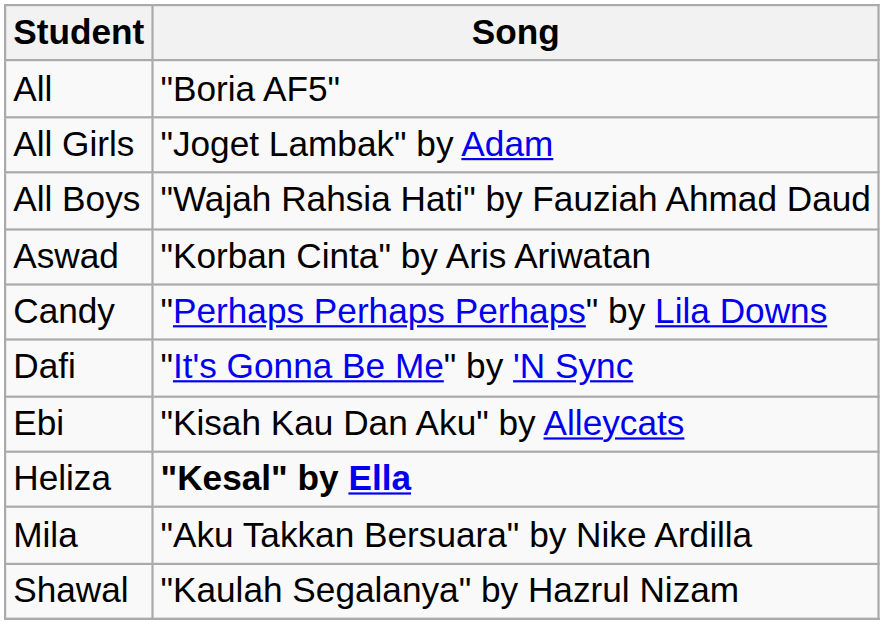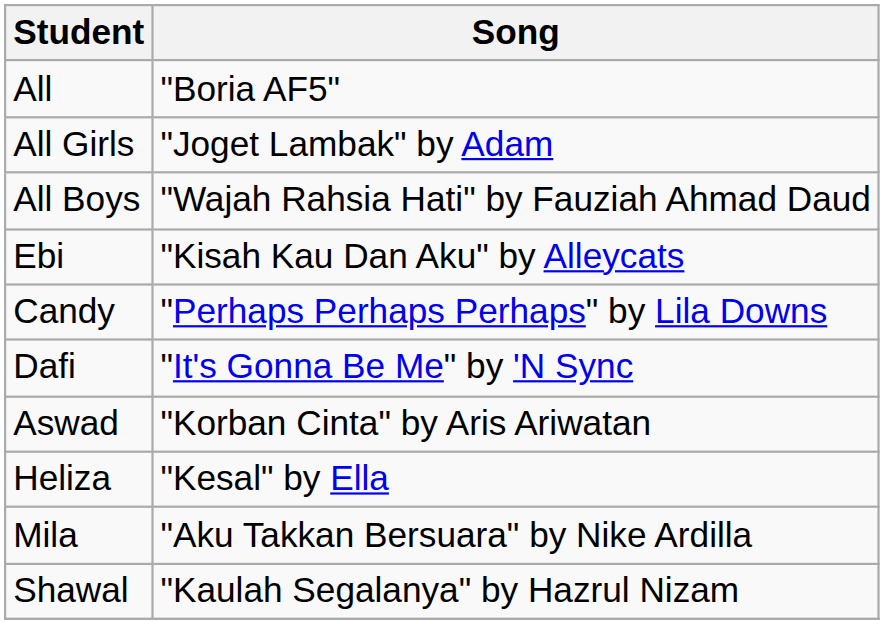rows swapped: (66, 255) <-> (39, 423)
(286, 479) bold -> (275, 479) normal
